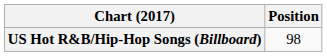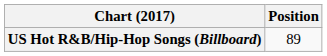(294, 39) 98 -> (294, 39) 89
